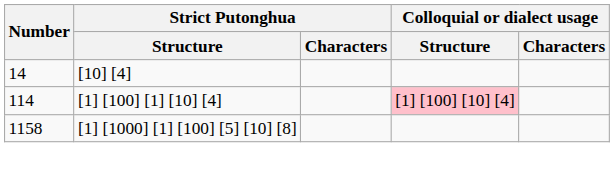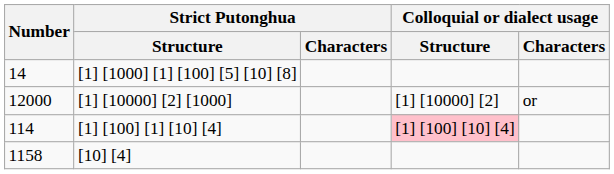(105, 73) [10] [4] -> (187, 73) [1] [1000] [1] [100] [5] [10] [8]
+ row: (30, 100)
(187, 127) [1] [1000] [1] [100] [5] [10] [8] -> (105, 155) [10] [4]
